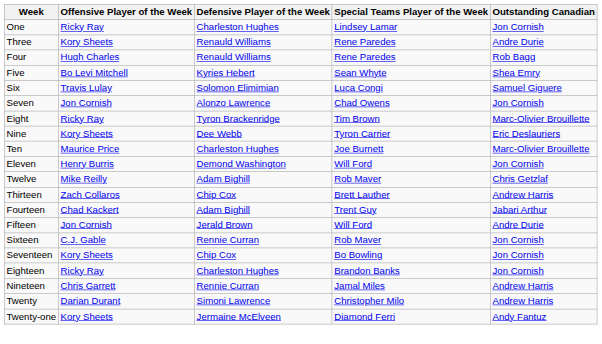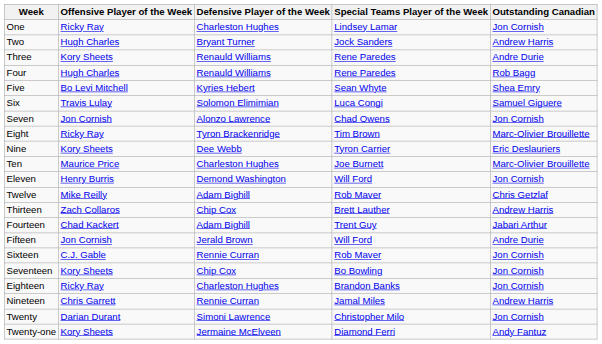+ row: (15, 42)
(523, 301) Andrew Harris -> (518, 316) Jon Cornish
